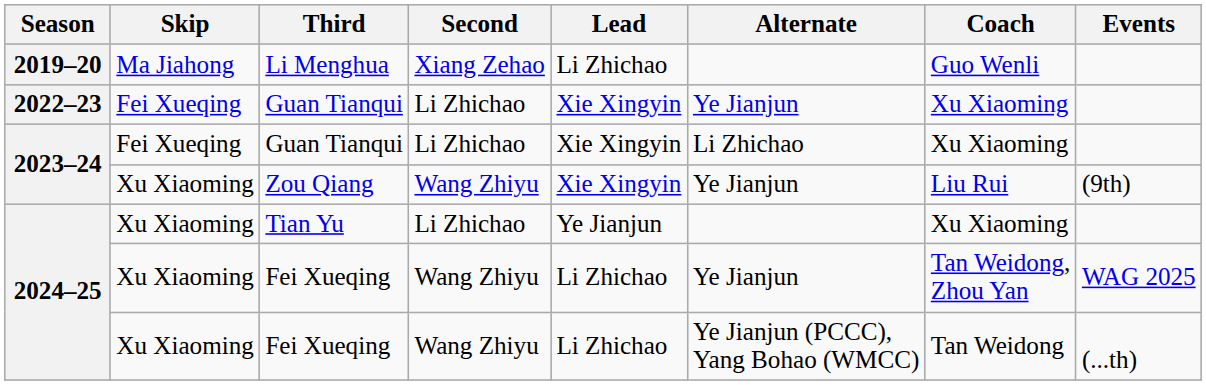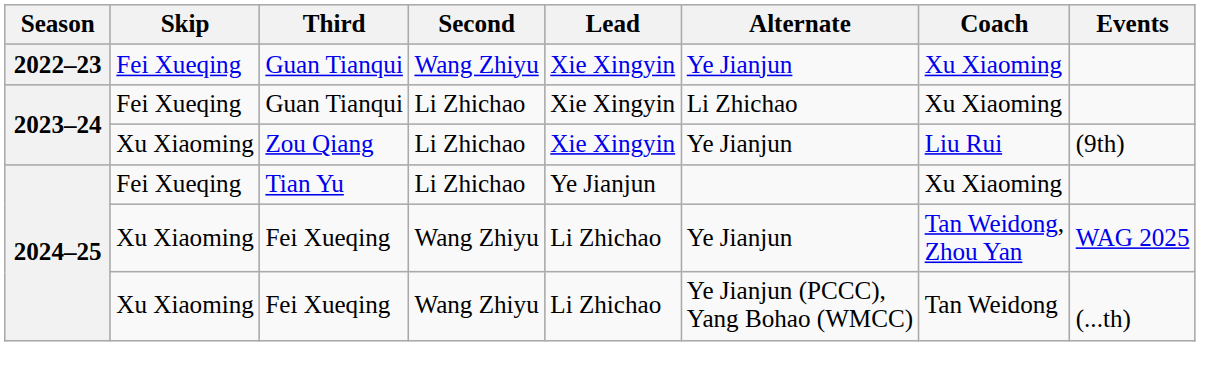- row: (58, 64)
(470, 104) Li Zhichao -> (477, 64) Wang Zhiyu
(477, 183) Wang Zhiyu -> (470, 143) Li Zhichao
(185, 223) Xu Xiaoming -> (179, 183) Fei Xueqing
